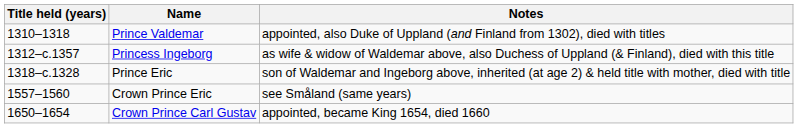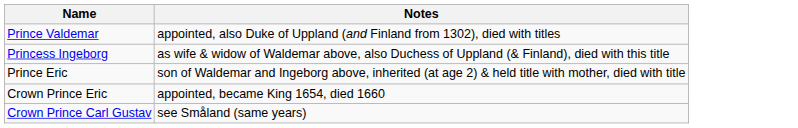- column: (57, 14)
(337, 93) see Småland (same years) -> (271, 93) appointed, became King 1654, died 1660
(376, 113) appointed, became King 1654, died 1660 -> (232, 113) see Småland (same years)
